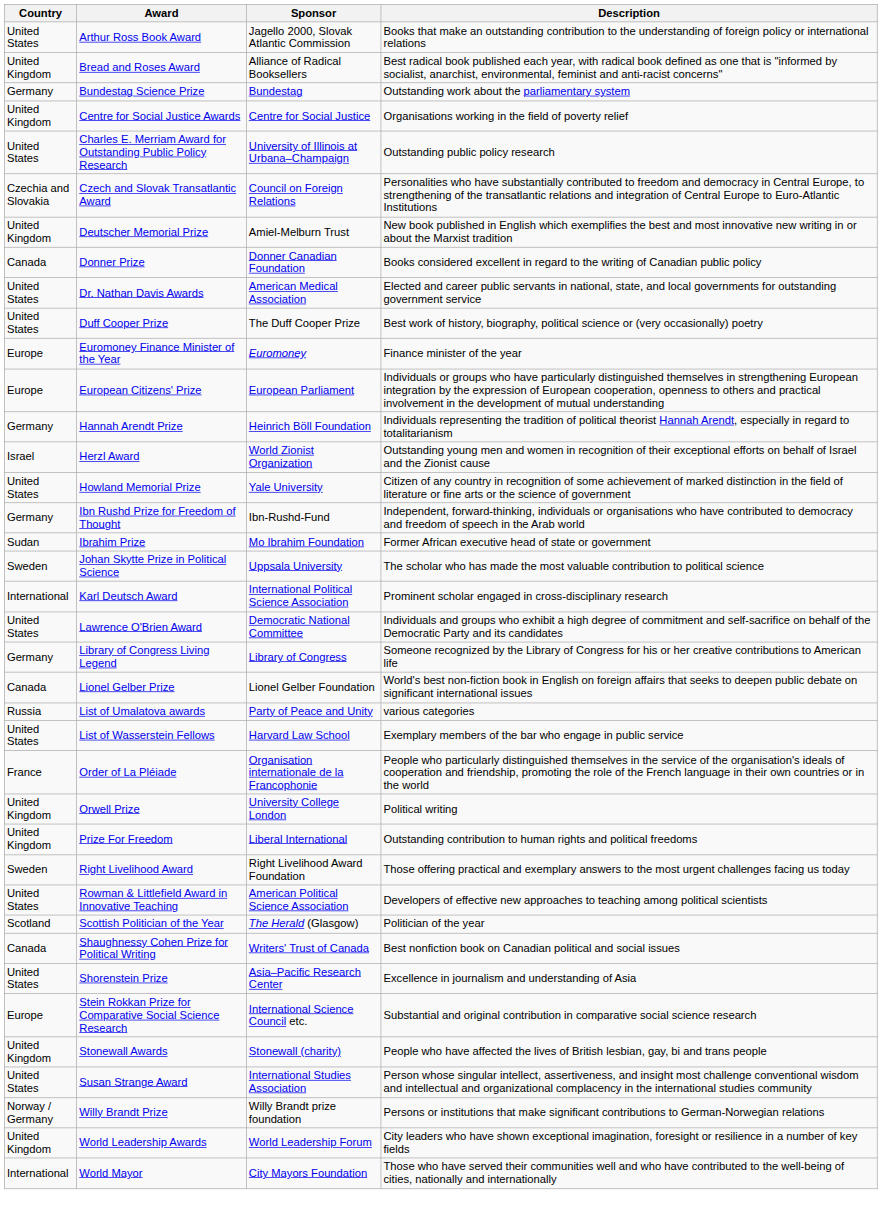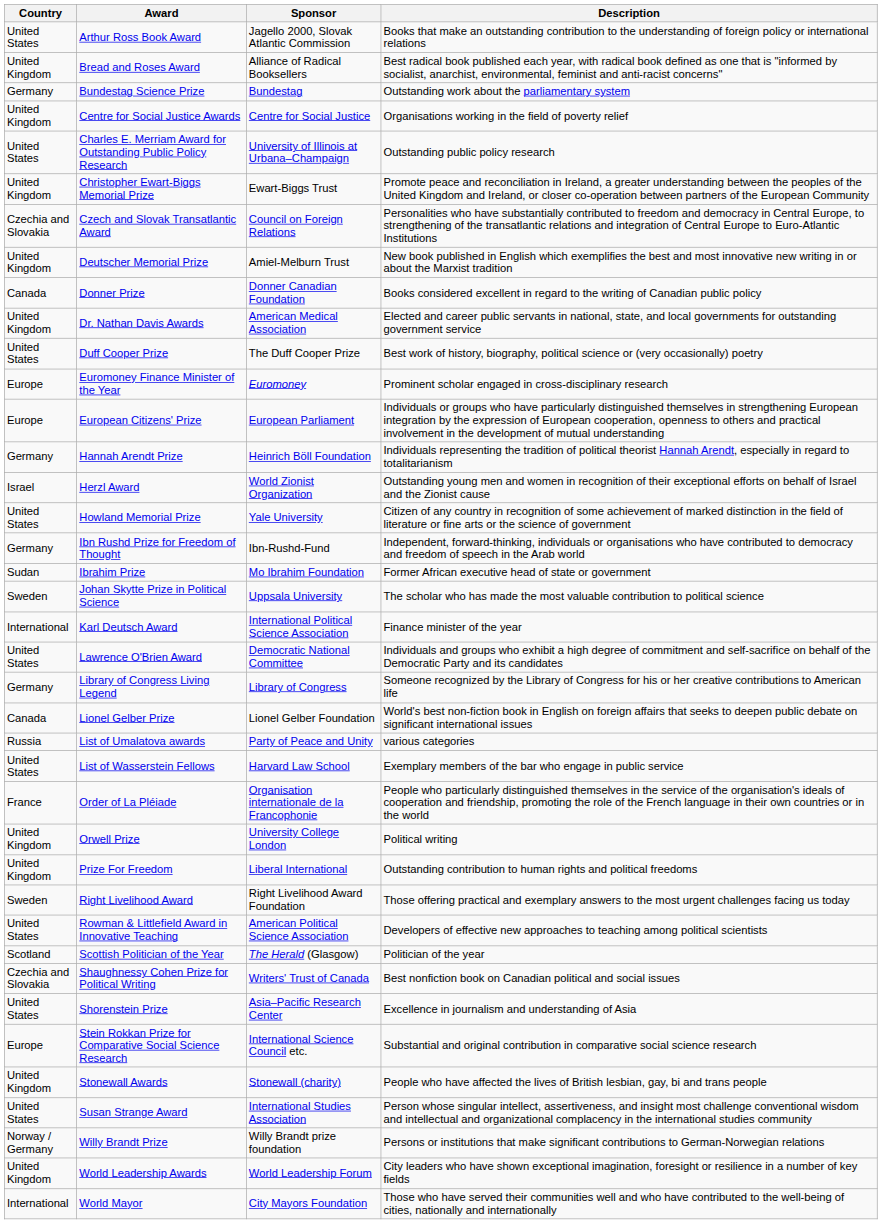+ row: (140, 189)
(23, 292) United States -> (29, 323) United Kingdom
(453, 353) Finance minister of the year -> (526, 384) Prominent scholar engaged in cross-disciplinary research
(526, 596) Prominent scholar engaged in cross-disciplinary research -> (453, 626) Finance minister of the year
(27, 948) Canada -> (38, 978) Czechia and Slovakia
